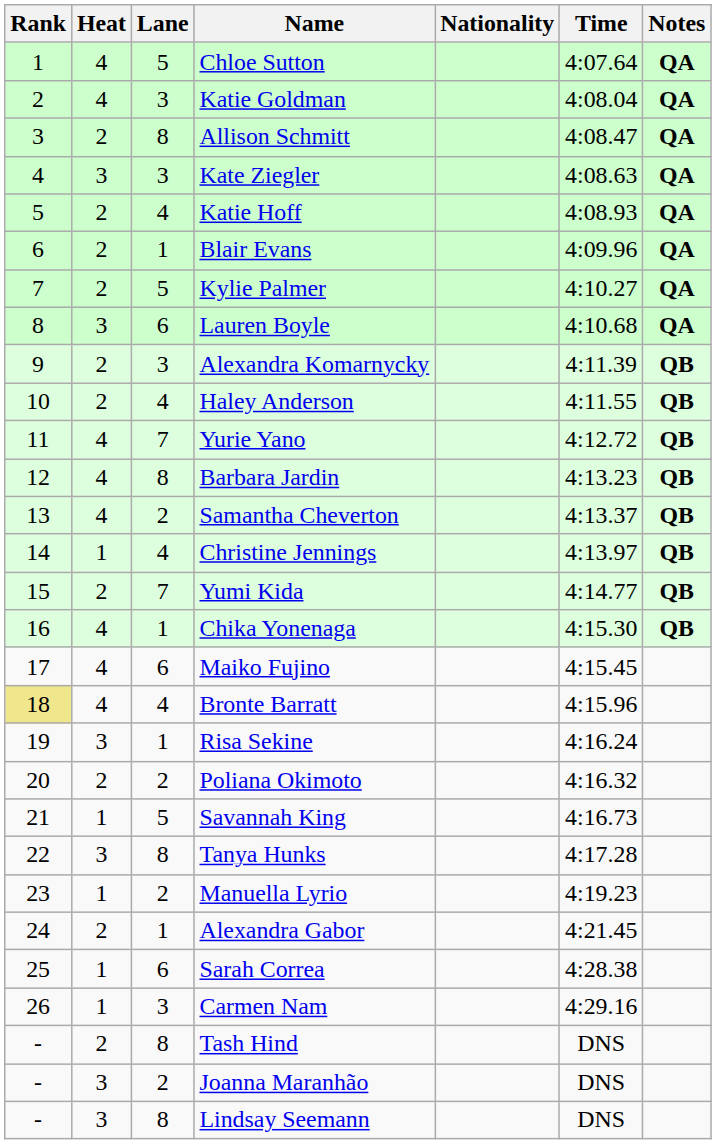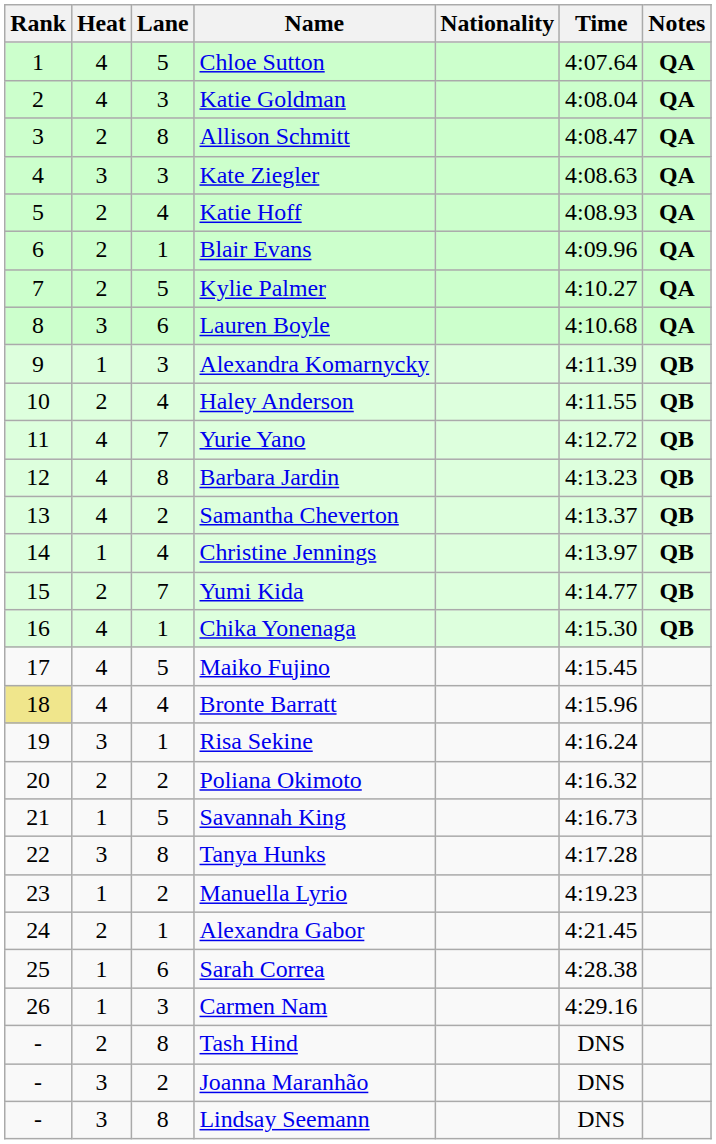(101, 363) 2 -> (101, 363) 1
(163, 666) 6 -> (163, 666) 5
